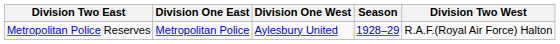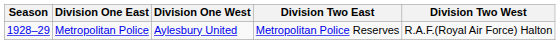columns swapped: (378, 13) <-> (79, 13)
